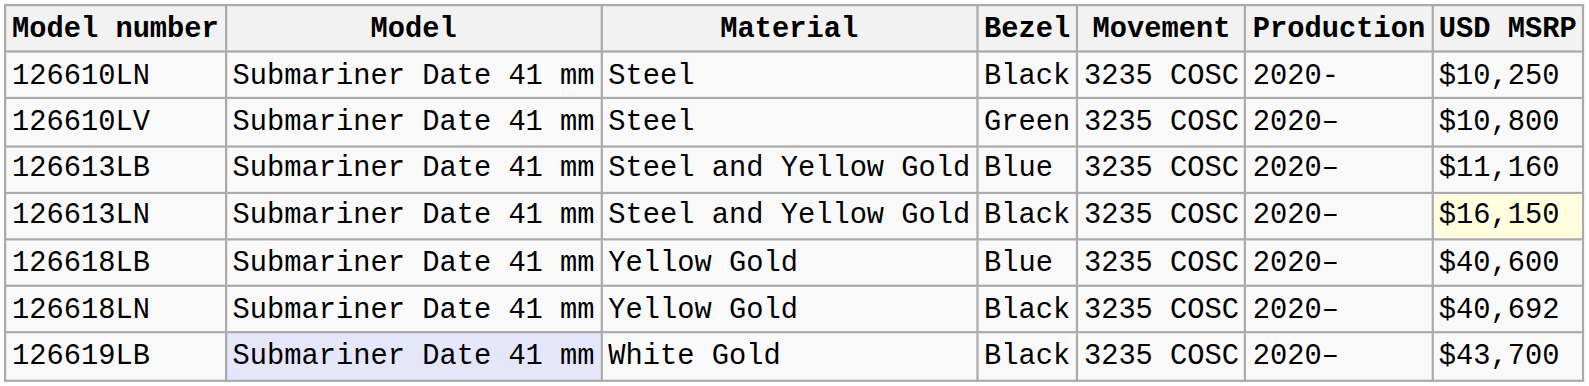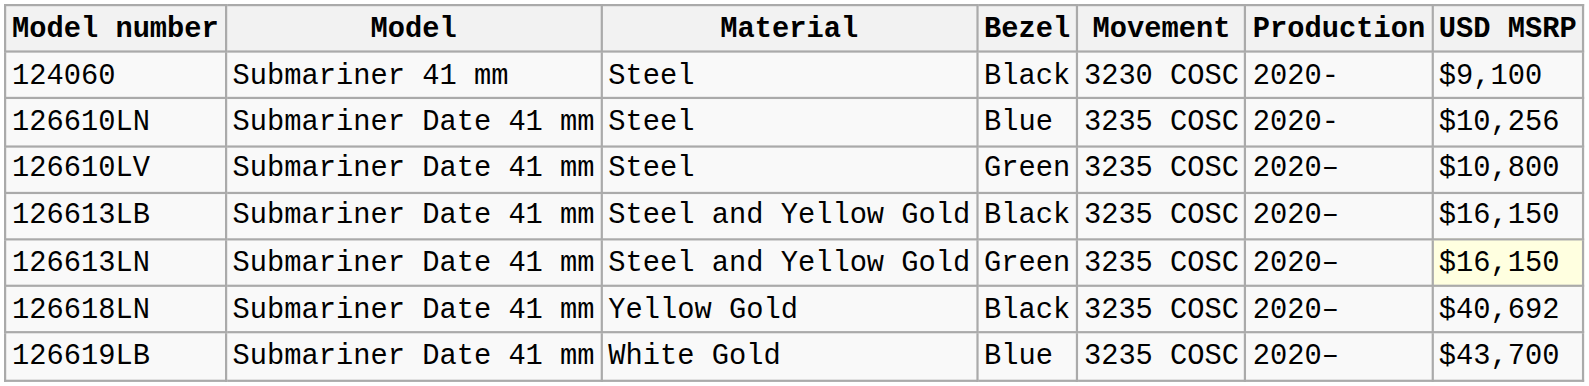+ row: (64, 75)
(1027, 75) Black -> (1018, 122) Blue
(1499, 75) $10,250 -> (1499, 122) $10,256
(1018, 169) Blue -> (1027, 216) Black
(1499, 169) $11,160 -> (1499, 216) $16,150
(1027, 216) Black -> (1027, 263) Green
- row: (81, 263)
(414, 356) lavender background -> (414, 356) no background
(1027, 356) Black -> (1018, 356) Blue
